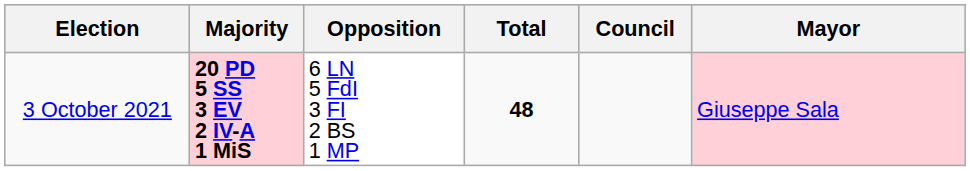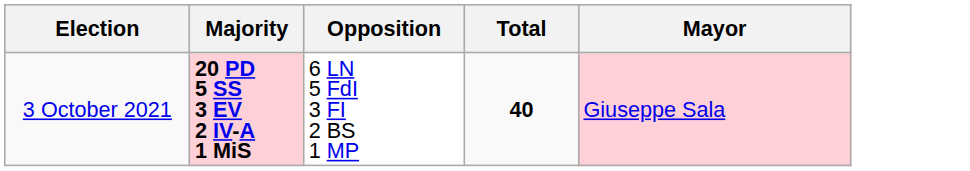- column: (635, 28)
(522, 109) 48 -> (522, 109) 40
